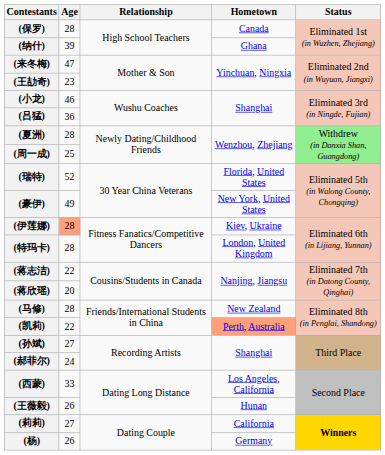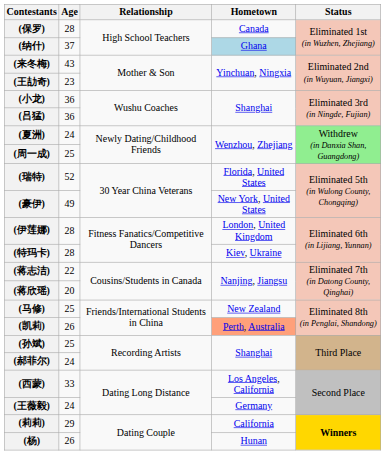(70, 46) 39 -> (70, 46) 37
(254, 46) no background -> (254, 46) lightblue background
(70, 64) 47 -> (70, 64) 43
(70, 99) 46 -> (70, 99) 36
(70, 135) 28 -> (70, 135) 24
(70, 226) lightsalmon background -> (70, 231) no background
(254, 226) Kiev, Ukraine -> (254, 231) London, United Kingdom
(254, 248) London, United Kingdom -> (254, 253) Kiev, Ukraine
(70, 308) 28 -> (70, 308) 25
(70, 326) 22 -> (70, 326) 26
(70, 344) 27 -> (70, 344) 25
(70, 406) 26 -> (70, 406) 24
(254, 406) Hunan -> (254, 406) Germany
(70, 423) 27 -> (70, 423) 29
(254, 441) Germany -> (254, 441) Hunan
